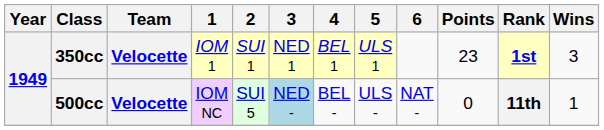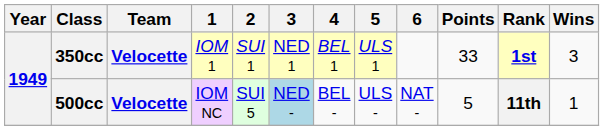(468, 56) 23 -> (468, 56) 33
(468, 102) 0 -> (468, 102) 5
